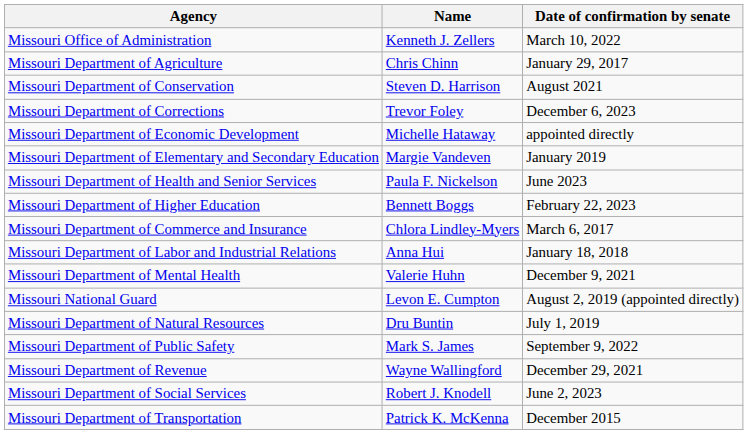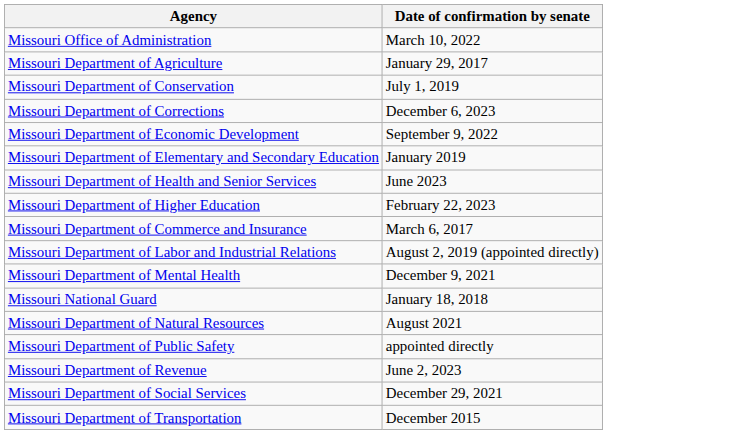- column: (453, 16)
(564, 87) August 2021 -> (422, 87) July 1, 2019
(580, 134) appointed directly -> (442, 134) September 9, 2022
(577, 252) January 18, 2018 -> (492, 252) August 2, 2019 (appointed directly)
(633, 299) August 2, 2019 (appointed directly) -> (437, 299) January 18, 2018
(563, 323) July 1, 2019 -> (424, 323) August 2021
(582, 346) September 9, 2022 -> (440, 346) appointed directly
(585, 370) December 29, 2021 -> (424, 370) June 2, 2023
(564, 393) June 2, 2023 -> (444, 393) December 29, 2021
